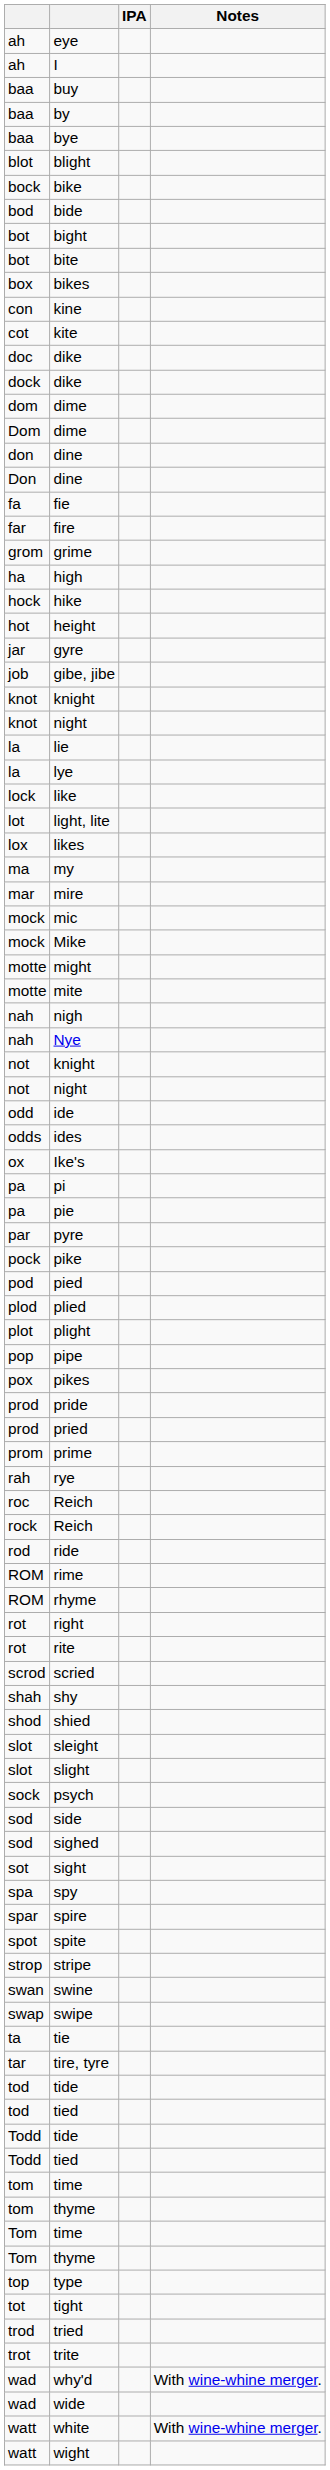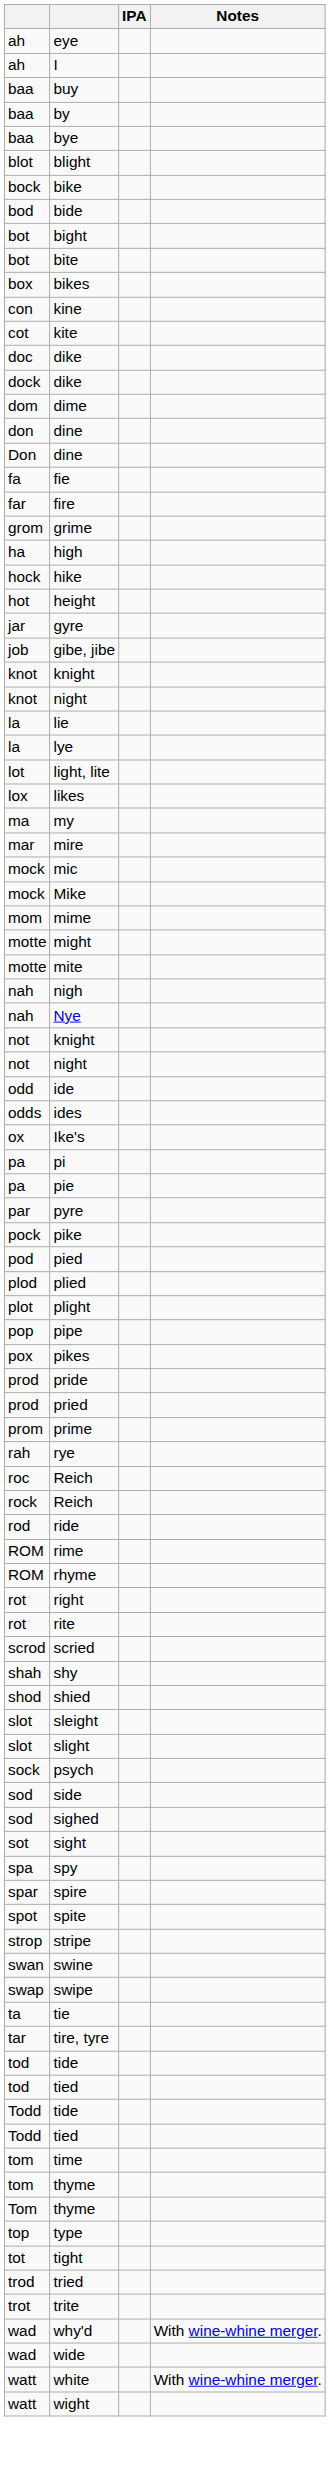- row: (24, 430)
- row: (22, 796)
+ row: (25, 917)
- row: (23, 2233)
